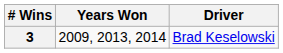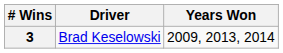columns swapped: (224, 16) <-> (112, 16)
